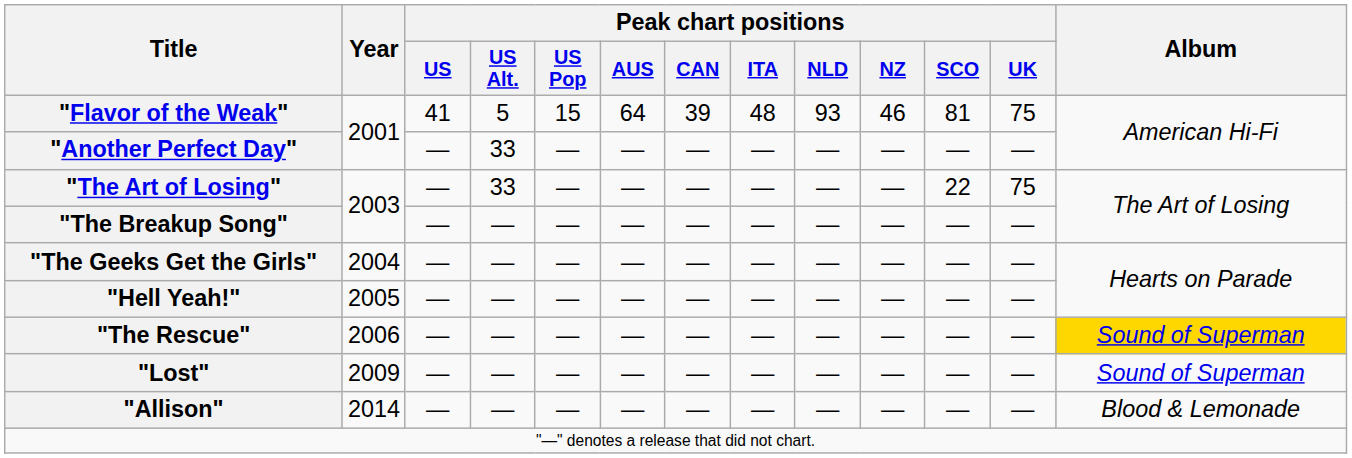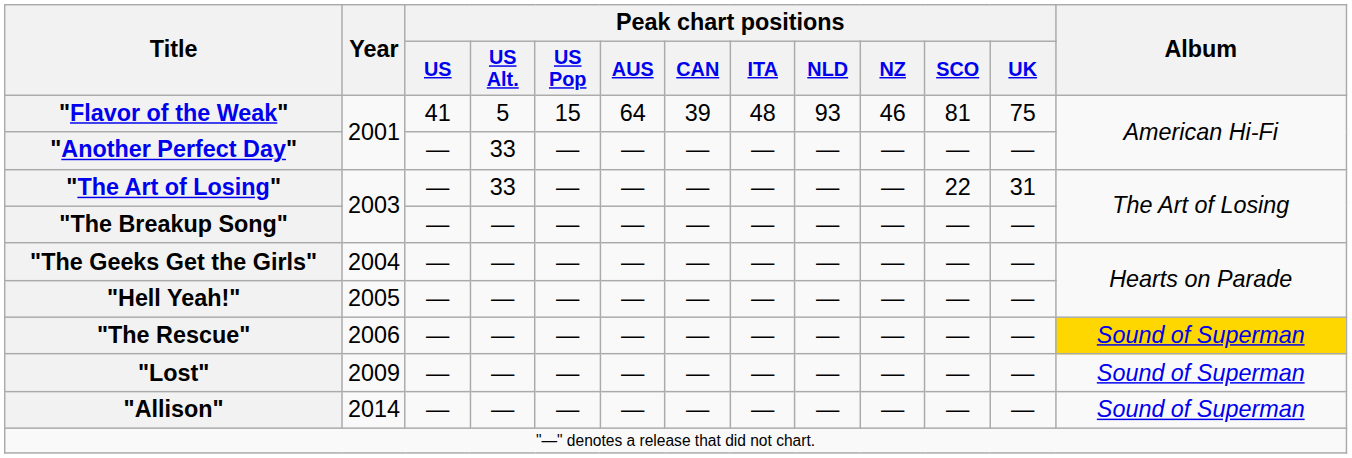(1023, 187) 75 -> (1023, 187) 31
(1201, 409) Blood & Lemonade -> (1201, 409) Sound of Superman
